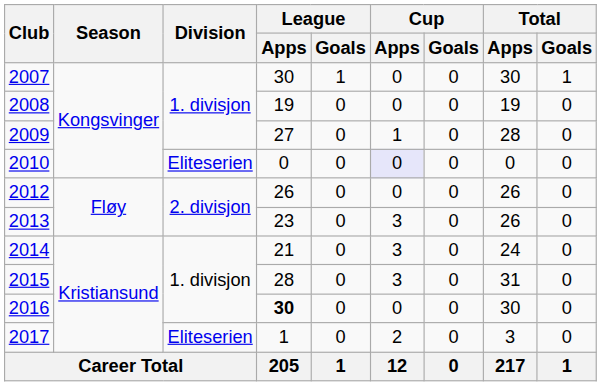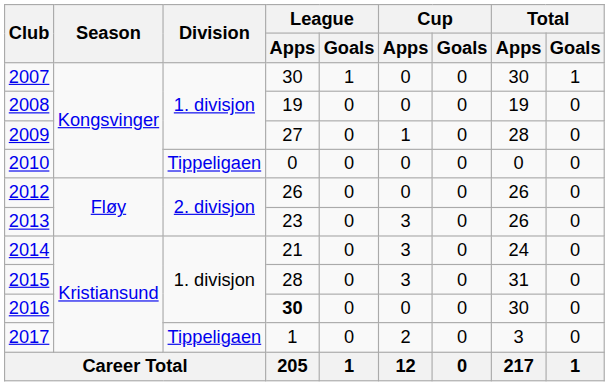(210, 163) Eliteserien -> (214, 163) Tippeligaen
(397, 163) lavender background -> (406, 163) no background
(210, 337) Eliteserien -> (214, 337) Tippeligaen
